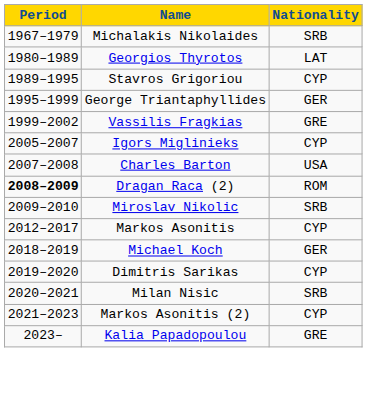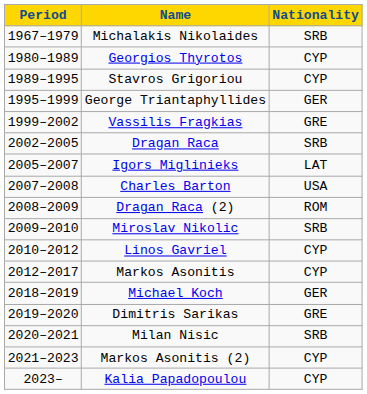(316, 58) LAT -> (316, 58) CYP
+ row: (175, 144)
(316, 144) CYP -> (316, 165) LAT
(43, 186) bold -> (43, 208) normal
+ row: (175, 251)
(316, 272) CYP -> (316, 315) GRE
(316, 336) GRE -> (316, 379) CYP
